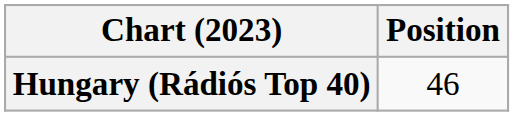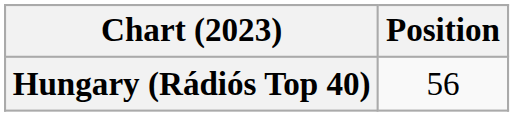(443, 83) 46 -> (443, 83) 56
